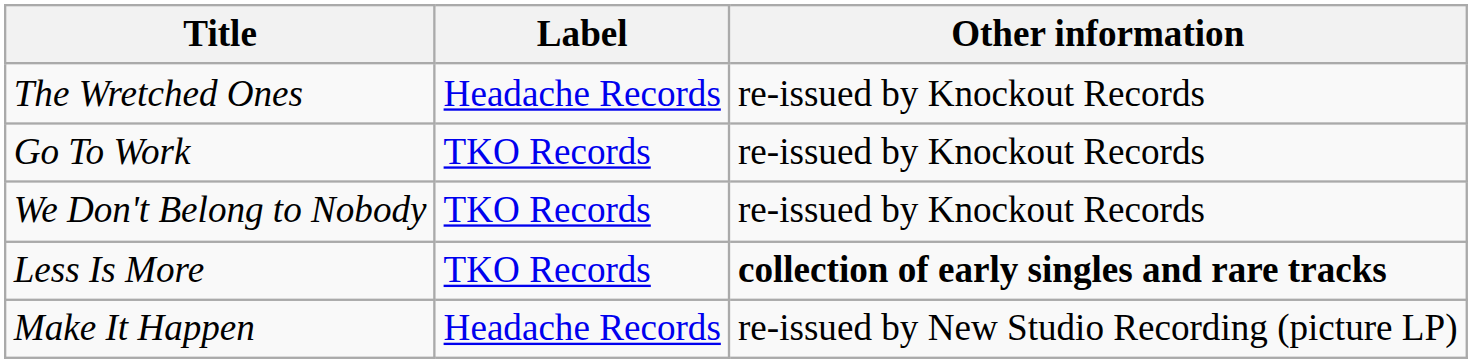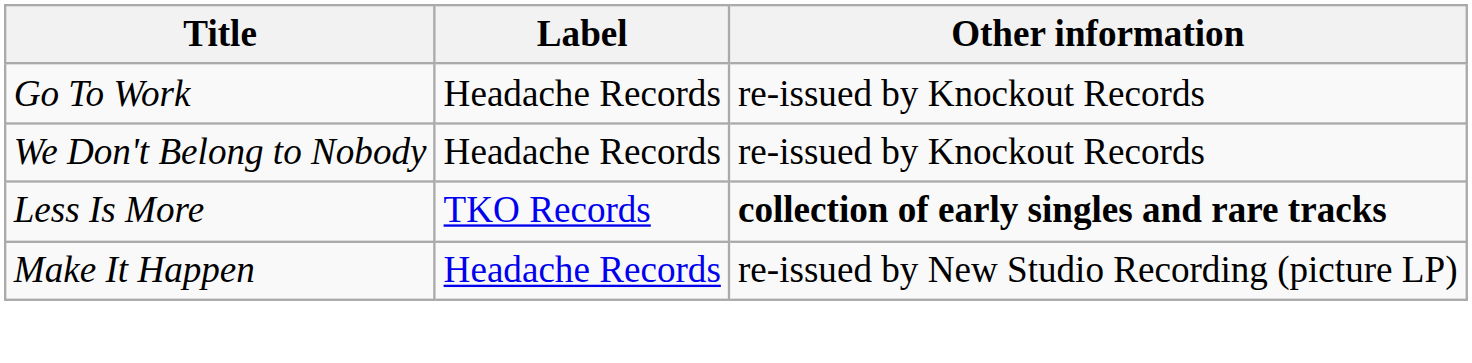- row: (158, 92)
(547, 151) TKO Records -> (582, 92) Headache Records
(547, 210) TKO Records -> (582, 151) Headache Records
